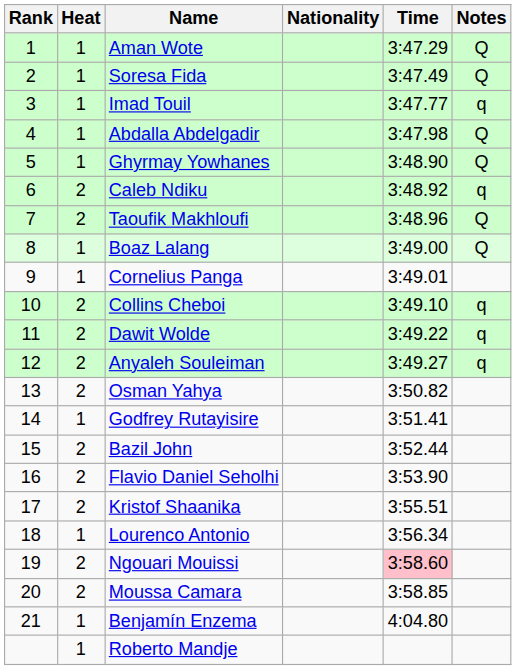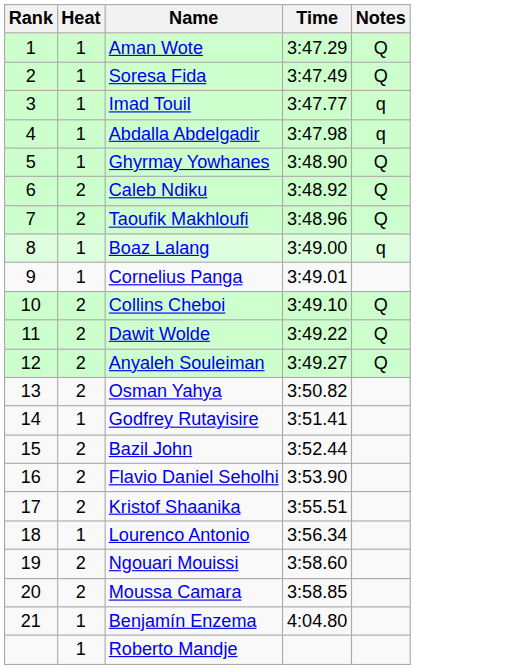- column: (333, 18)
(482, 133) Q -> (381, 133) q
(482, 190) q -> (381, 190) Q
(482, 248) Q -> (381, 248) q
(482, 305) q -> (381, 305) Q
(482, 334) q -> (381, 334) Q
(482, 362) q -> (381, 362) Q
(418, 563) pink background -> (317, 563) no background
